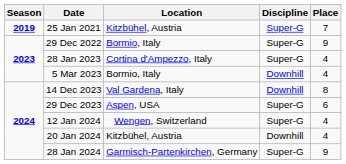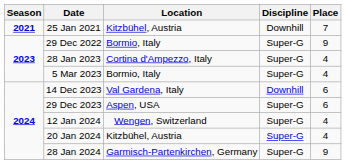(24, 28) 2019 -> (24, 28) 2021
(285, 28) Super-G -> (285, 28) Downhill
(285, 74) Downhill -> (285, 74) Super-G
(326, 90) 8 -> (326, 90) 6
(285, 136) Downhill -> (285, 136) Super-G
